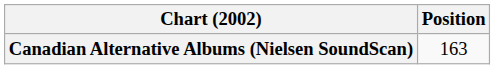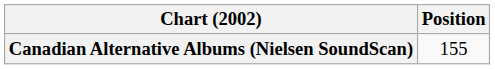(454, 48) 163 -> (454, 48) 155
